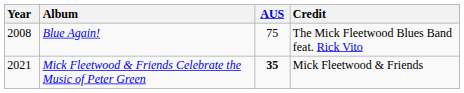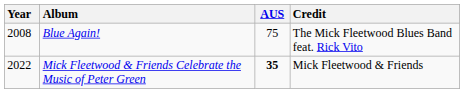(19, 65) 2021 -> (19, 65) 2022
